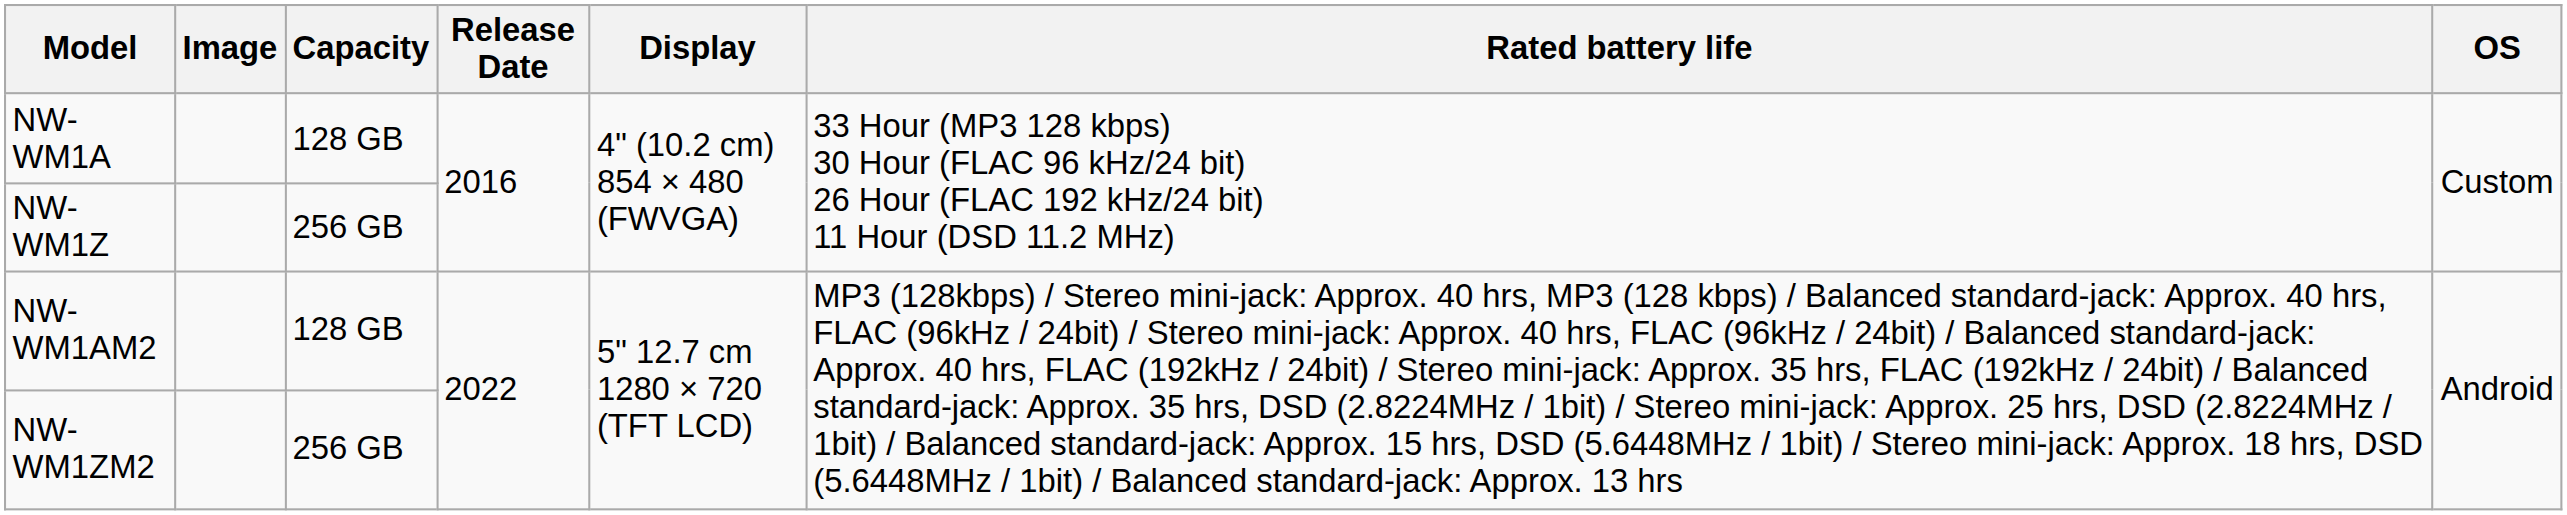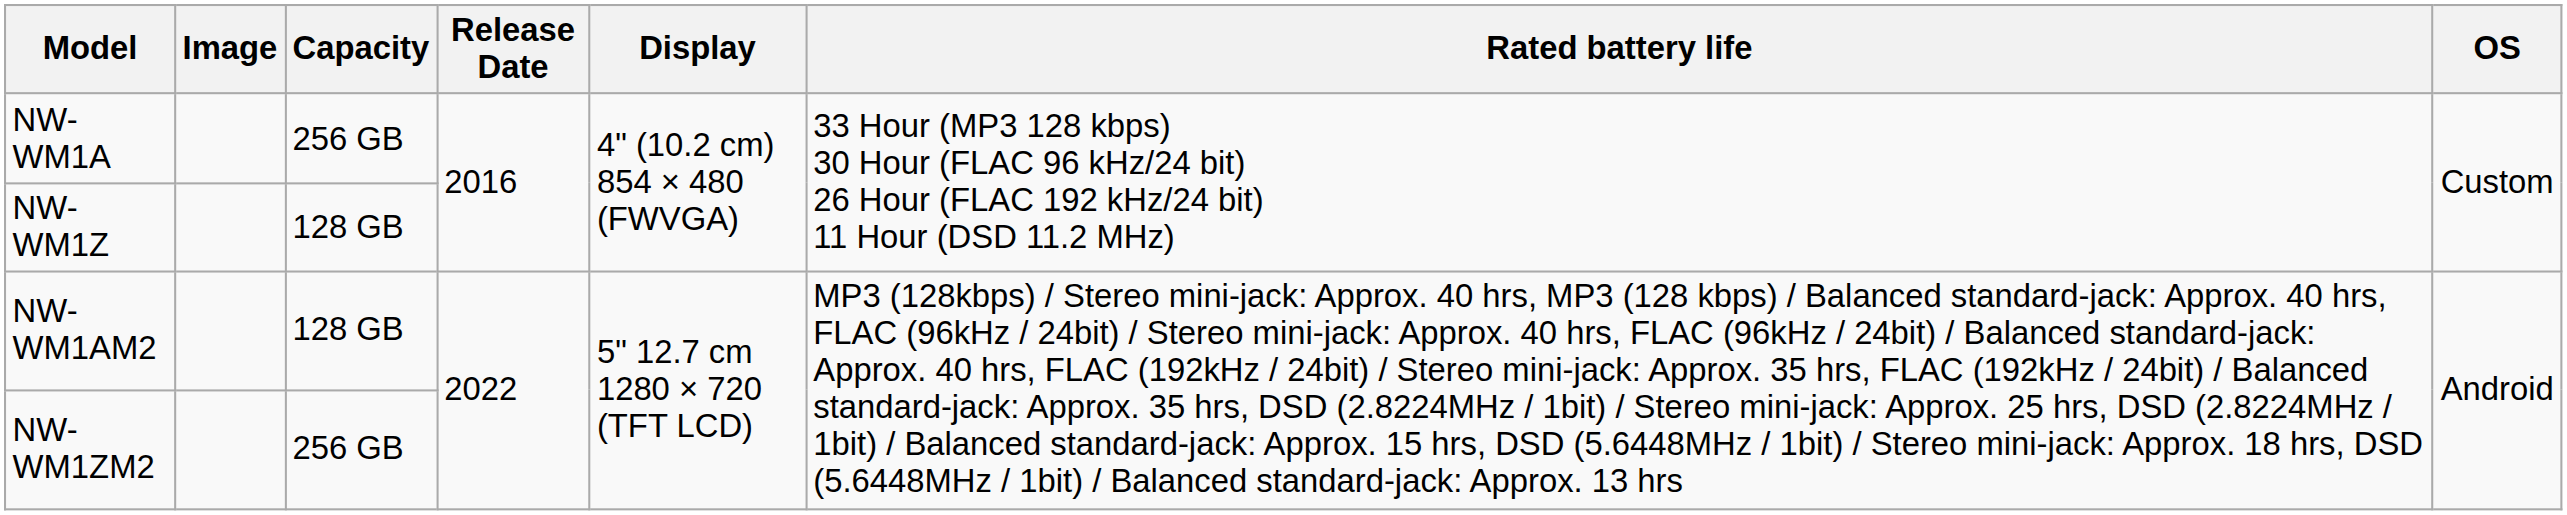(348, 137) 128 GB -> (348, 137) 256 GB
(348, 226) 256 GB -> (348, 226) 128 GB
